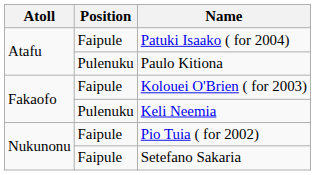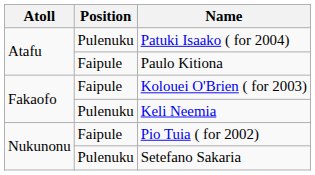(100, 39) Faipule -> (106, 39) Pulenuku
(106, 63) Pulenuku -> (100, 63) Faipule
(100, 157) Faipule -> (106, 157) Pulenuku
